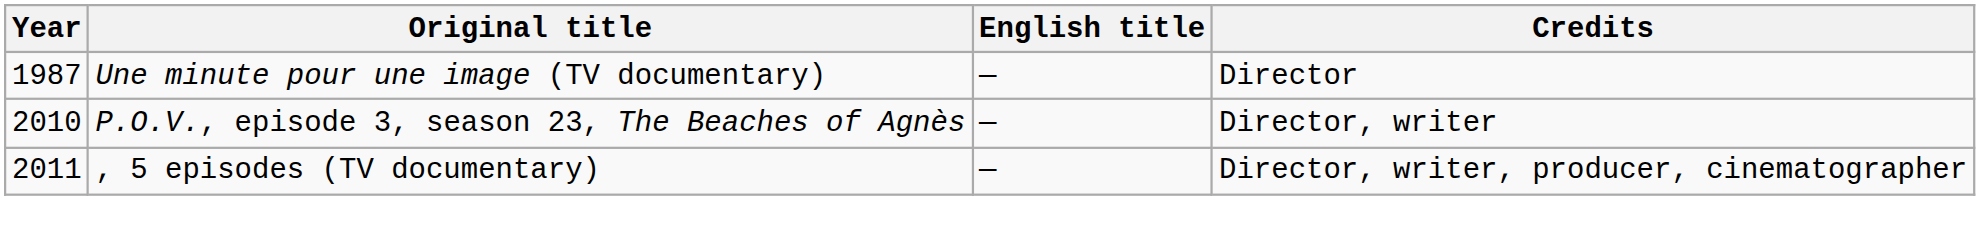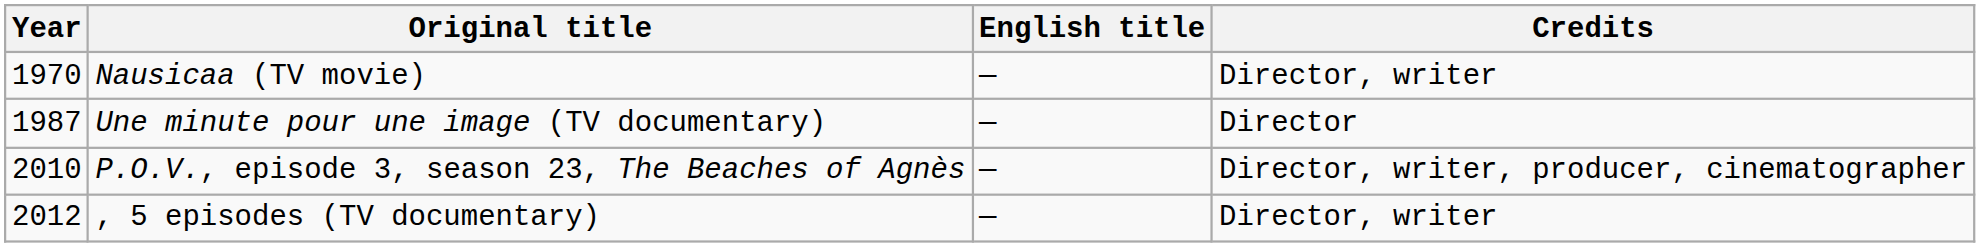+ row: (261, 76)
(1358, 123) Director, writer -> (1593, 170) Director, writer, producer, cinematographer
(47, 170) 2011 -> (47, 218) 2012
(1593, 170) Director, writer, producer, cinematographer -> (1358, 218) Director, writer
